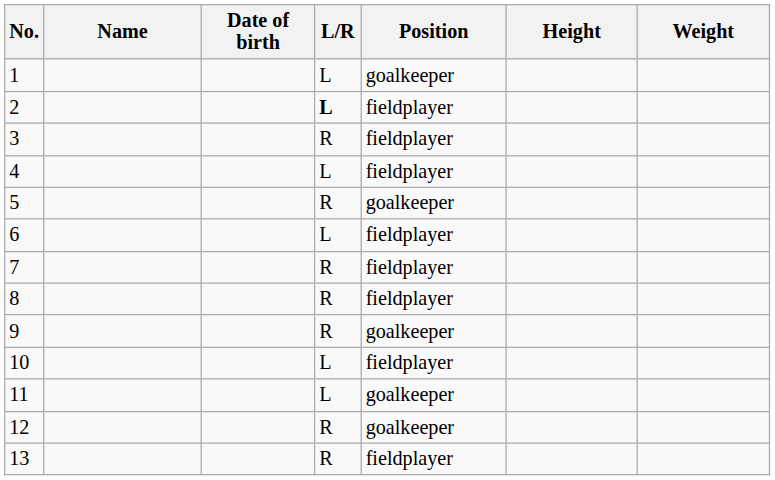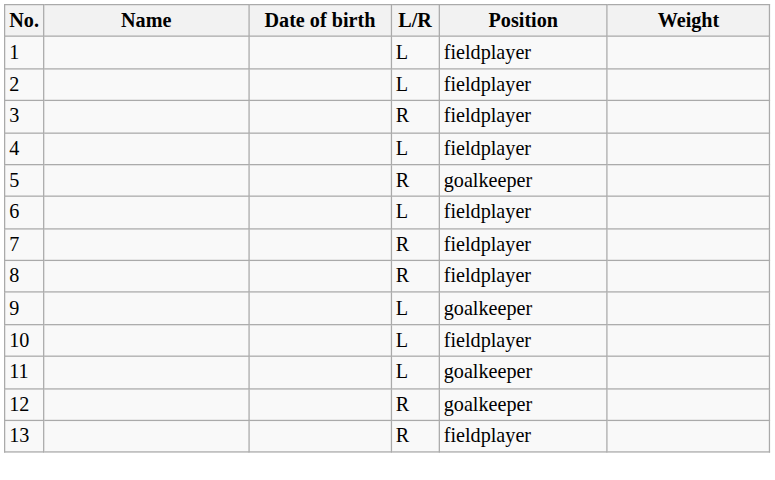- column: (572, 31)
(410, 75) goalkeeper -> (487, 52) fieldplayer
(326, 107) bold -> (402, 84) normal
(326, 330) R -> (402, 308) L
